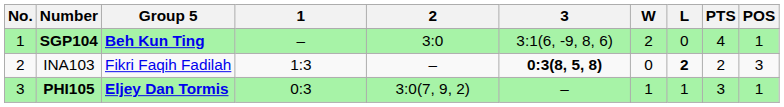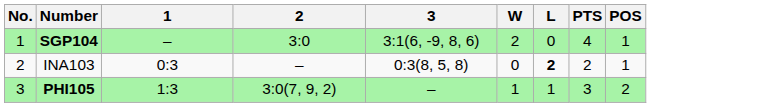- column: (168, 16)
(301, 65) 1:3 -> (167, 65) 0:3
(565, 65) bold -> (431, 65) normal
(759, 65) 3 -> (626, 65) 1
(301, 89) 0:3 -> (167, 89) 1:3
(759, 89) 1 -> (626, 89) 2
